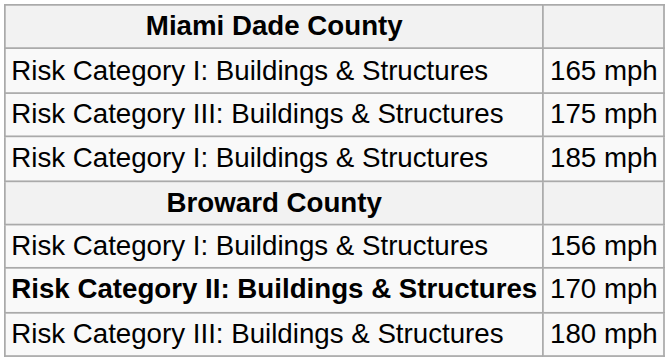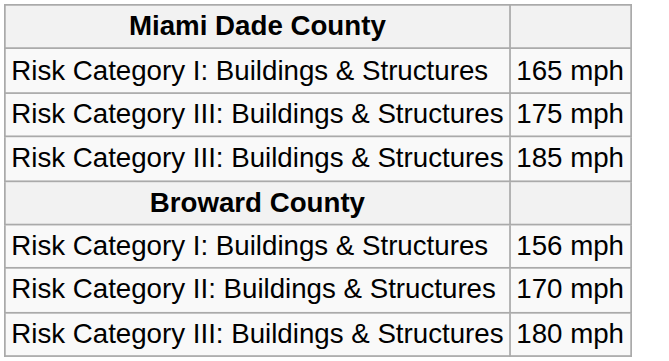(250, 158) Risk Category I: Buildings & Structures -> (257, 158) Risk Category III: Buildings & Structures
(274, 289) bold -> (254, 289) normal
